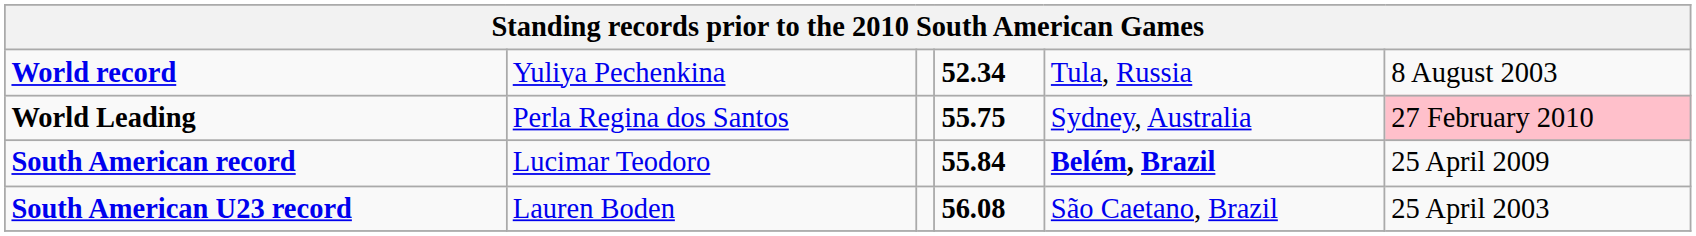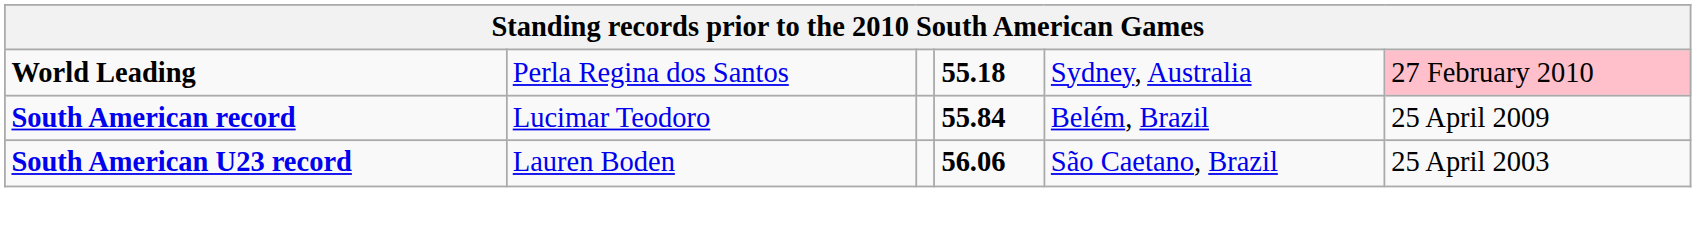- row: (94, 72)
(973, 117) 55.75 -> (973, 72) 55.18
(1133, 162) bold -> (1130, 117) normal
(973, 207) 56.08 -> (973, 162) 56.06
